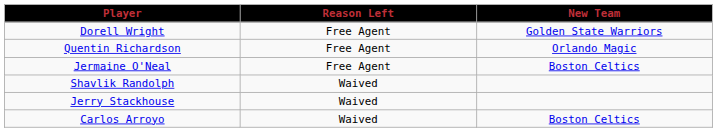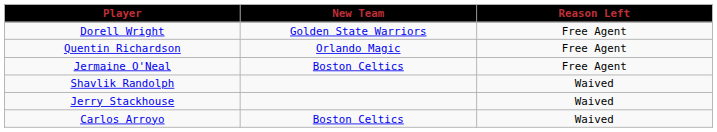columns swapped: (358, 13) <-> (594, 13)
